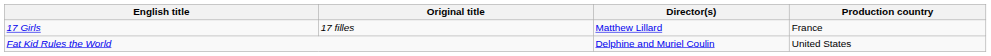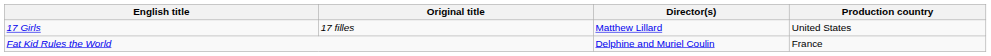(807, 28) France -> (822, 28) United States
(822, 43) United States -> (807, 43) France
